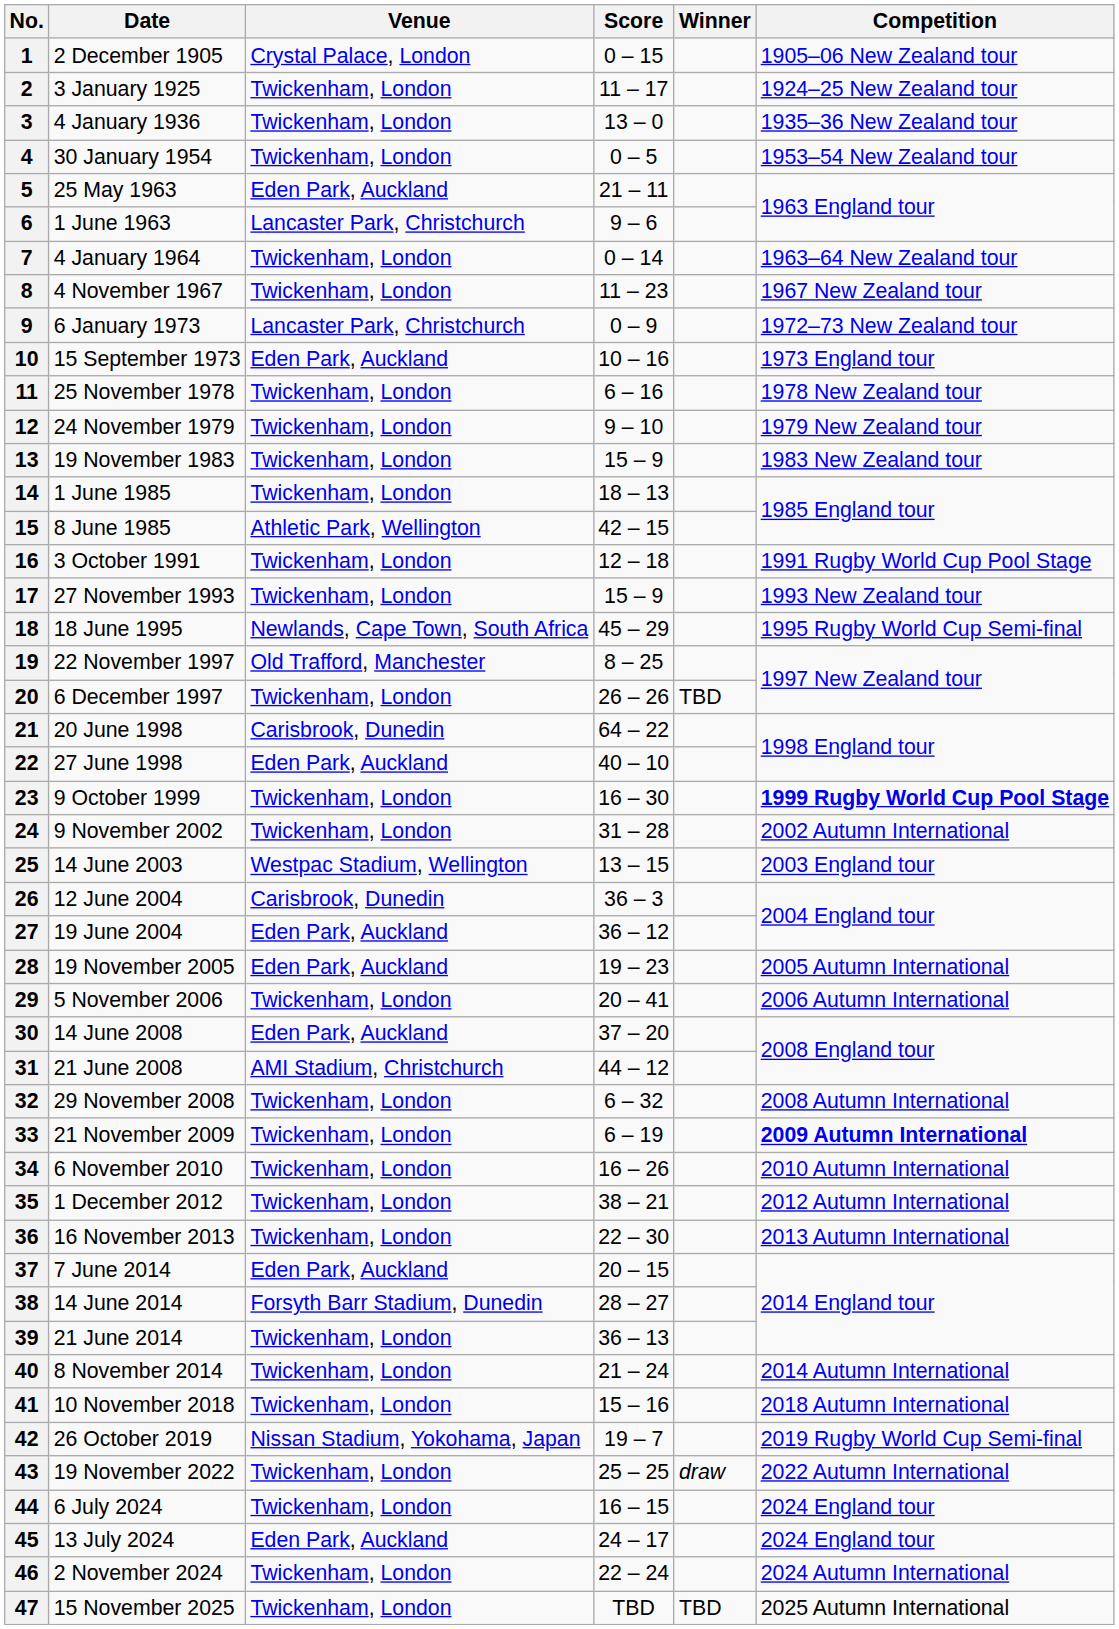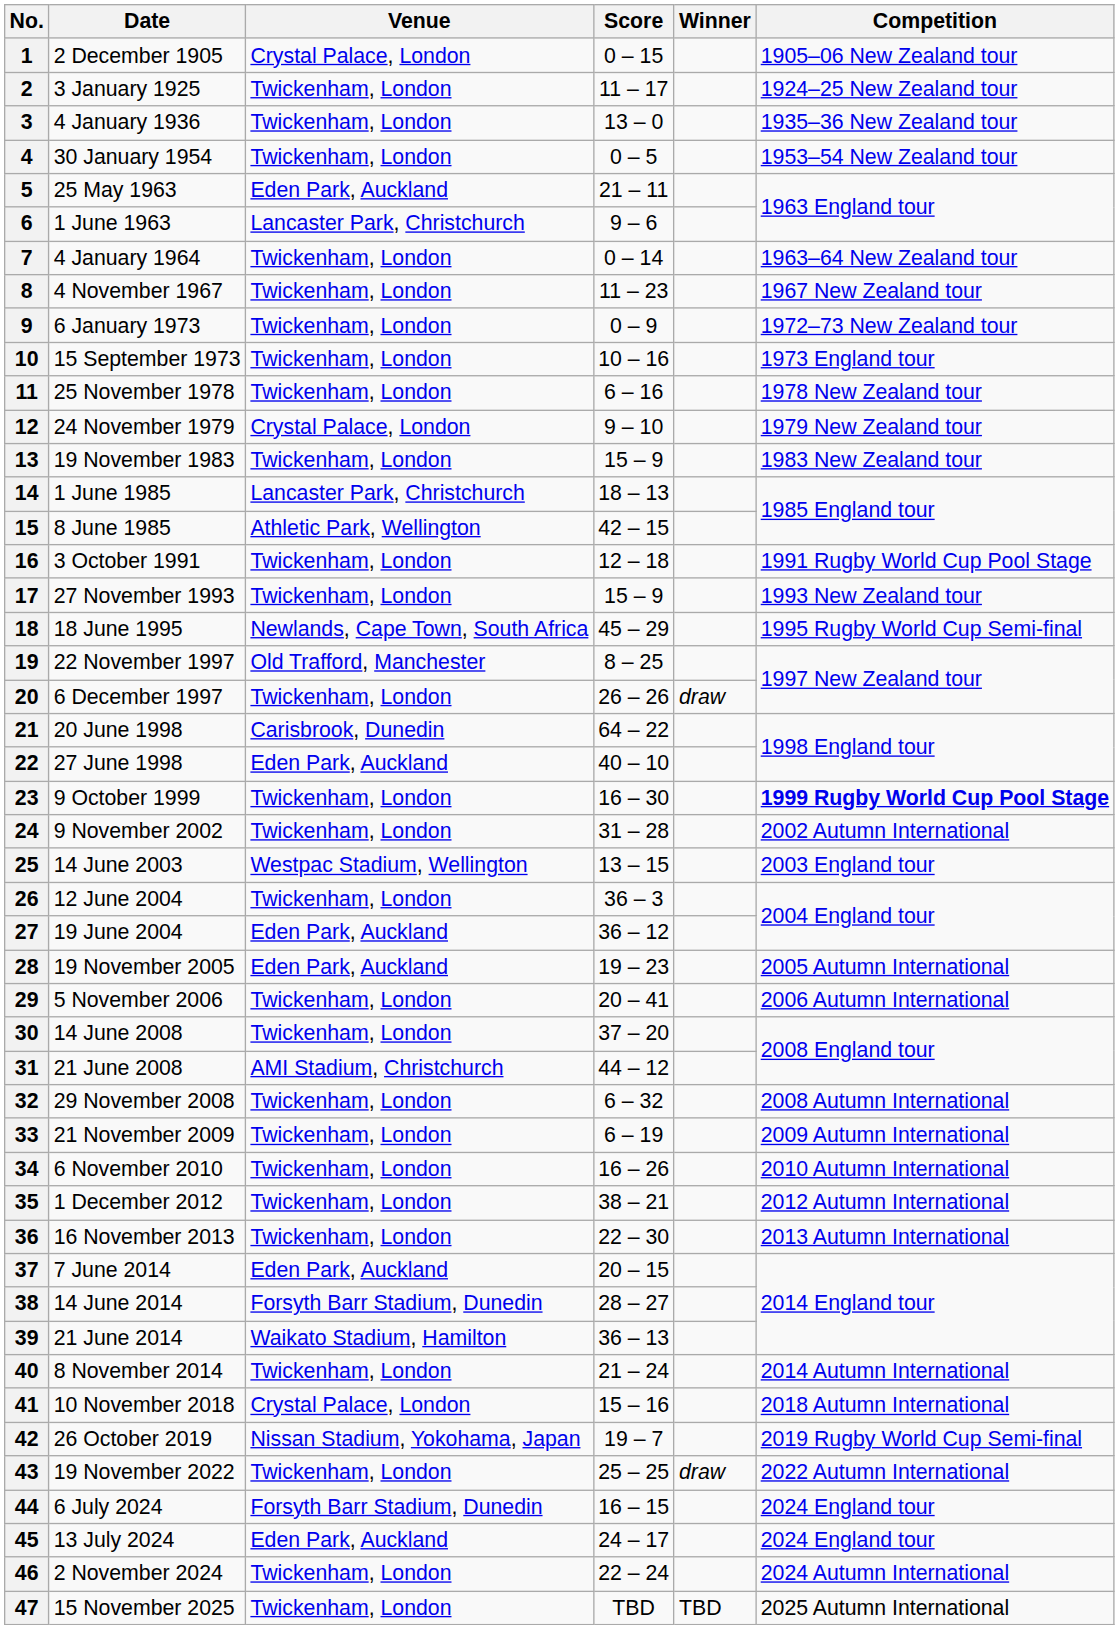(388, 325) Lancaster Park, Christchurch -> (351, 325) Twickenham, London
(349, 358) Eden Park, Auckland -> (351, 358) Twickenham, London
(351, 426) Twickenham, London -> (360, 426) Crystal Palace, London
(351, 493) Twickenham, London -> (388, 493) Lancaster Park, Christchurch
(700, 696) TBD -> (702, 696) draw
(347, 898) Carisbrook, Dunedin -> (351, 898) Twickenham, London
(349, 1033) Eden Park, Auckland -> (351, 1033) Twickenham, London
(894, 1135) bold -> (885, 1135) normal
(351, 1337) Twickenham, London -> (378, 1337) Waikato Stadium, Hamilton
(351, 1405) Twickenham, London -> (360, 1405) Crystal Palace, London
(351, 1506) Twickenham, London -> (396, 1506) Forsyth Barr Stadium, Dunedin
